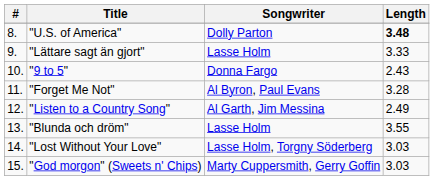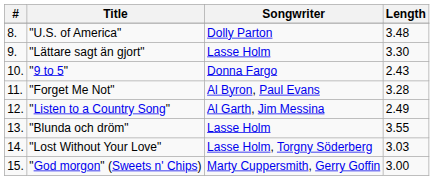(397, 33) bold -> (397, 33) normal
(397, 52) 3.33 -> (397, 52) 3.30
(397, 166) 3.03 -> (397, 166) 3.00
